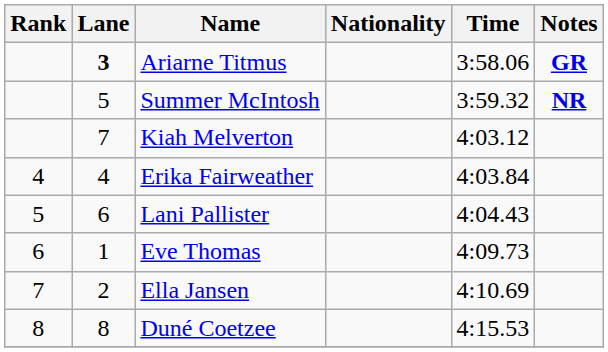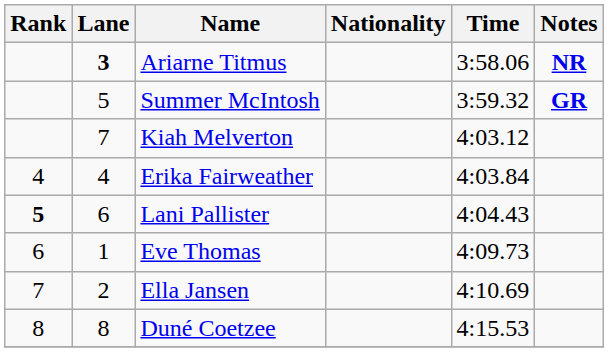(569, 61) GR -> (569, 61) NR
(569, 99) NR -> (569, 99) GR
(38, 213) normal -> (38, 213) bold
